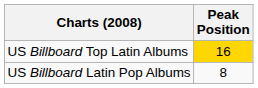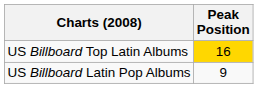(223, 72) 8 -> (223, 72) 9
